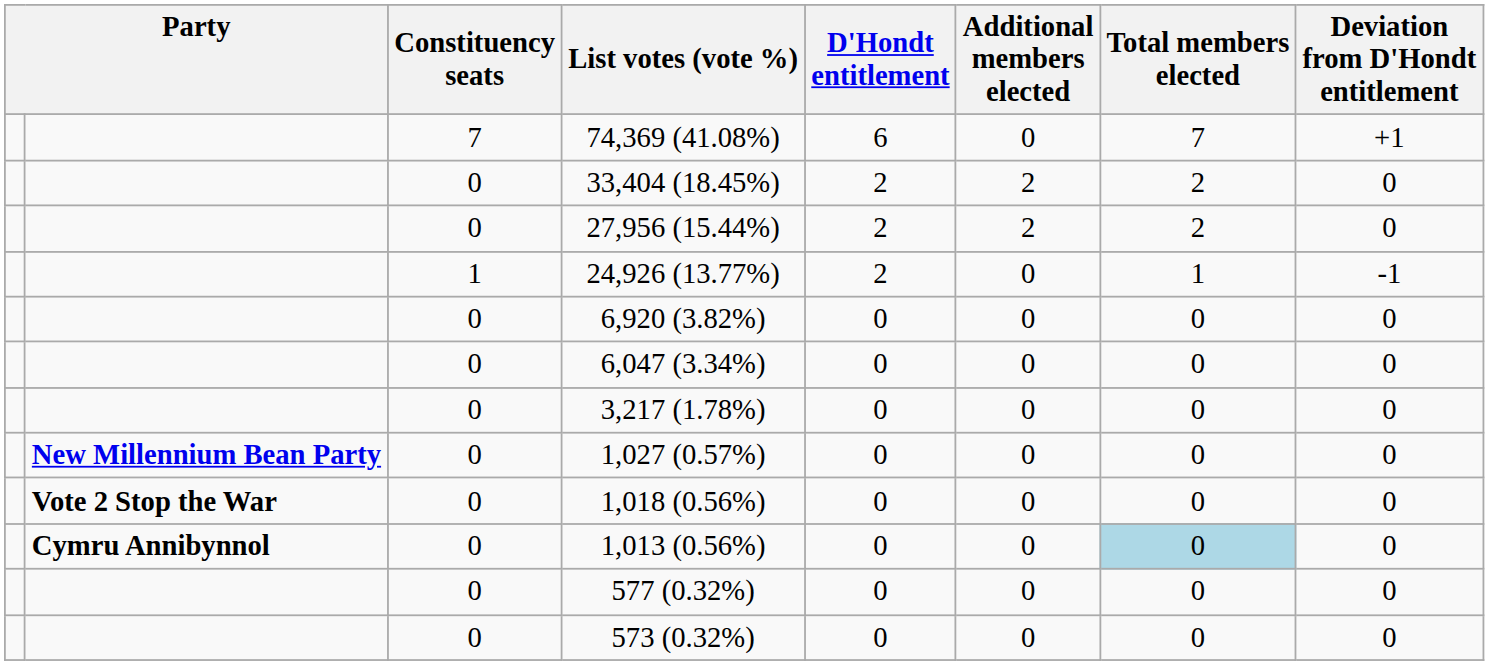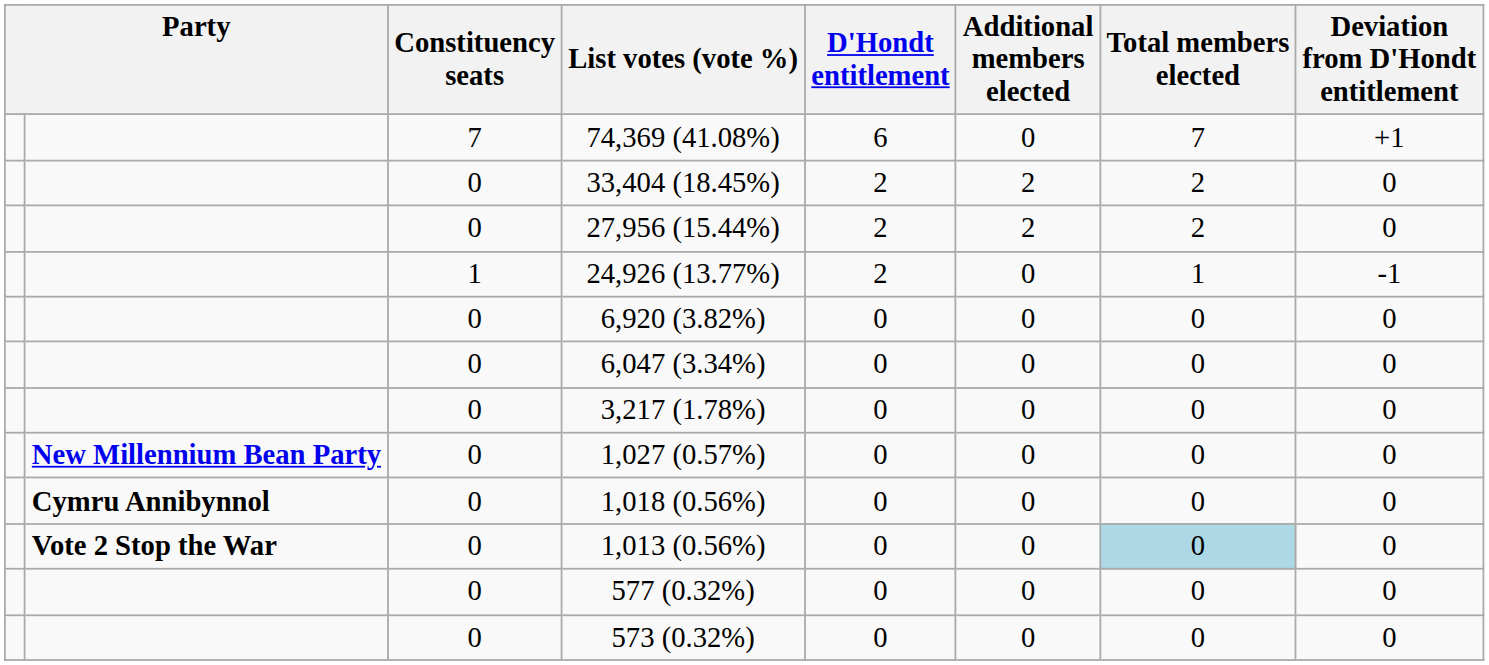(154, 500) Vote 2 Stop the War -> (151, 500) Cymru Annibynnol
(151, 545) Cymru Annibynnol -> (154, 545) Vote 2 Stop the War
